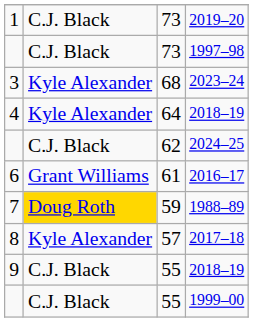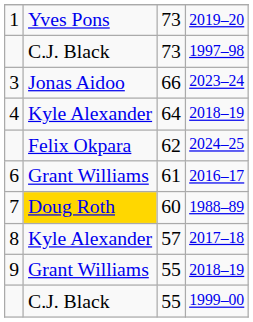(69, 20) C.J. Black -> (69, 20) Yves Pons
(90, 82) Kyle Alexander -> (76, 82) Jonas Aidoo
(171, 82) 68 -> (171, 82) 66
(69, 144) C.J. Black -> (80, 144) Felix Okpara
(171, 207) 59 -> (171, 207) 60
(69, 269) C.J. Black -> (88, 269) Grant Williams
